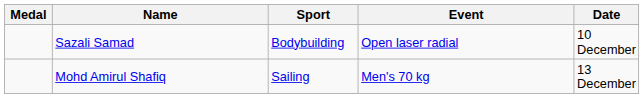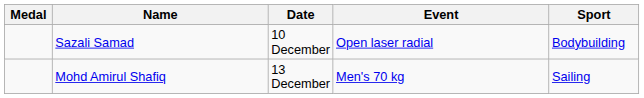columns swapped: (313, 15) <-> (607, 15)
